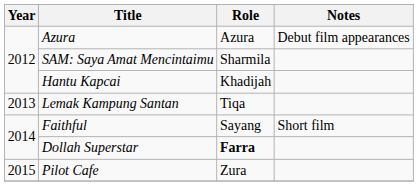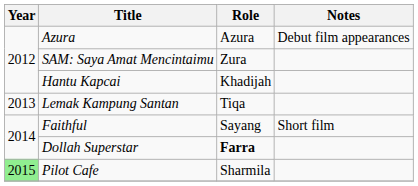(245, 59) Sharmila -> (233, 59) Zura
(22, 170) no background -> (22, 170) lightgreen background
(233, 170) Zura -> (245, 170) Sharmila
